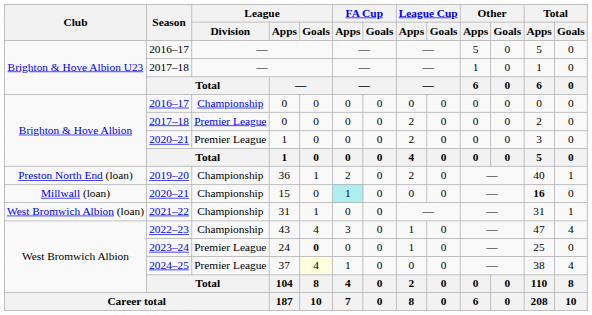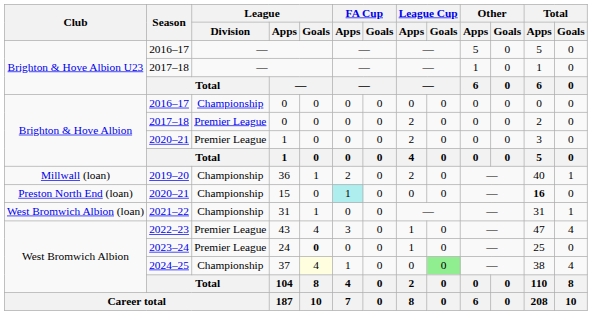(75, 175) Preston North End (loan) -> (75, 175) Millwall (loan)
(75, 193) Millwall (loan) -> (75, 193) Preston North End (loan)
(230, 229) Championship -> (230, 229) Premier League
(230, 265) Premier League -> (230, 265) Championship
(444, 265) no background -> (444, 265) lightgreen background
